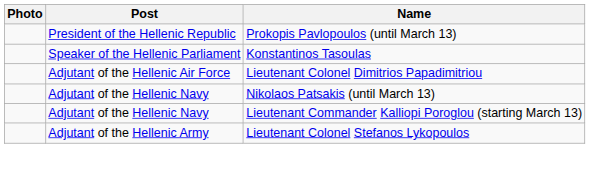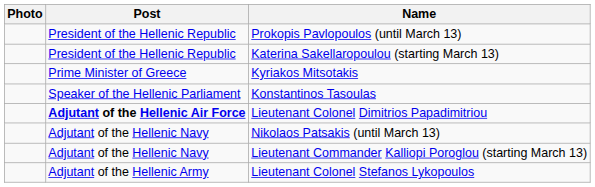+ row: (375, 53)
+ row: (305, 73)
(139, 73) normal -> (147, 113) bold
